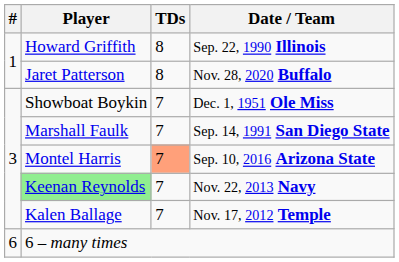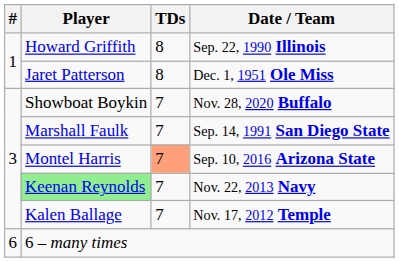(262, 74) Nov. 28, 2020 Buffalo -> (264, 74) Dec. 1, 1951 Ole Miss
(264, 102) Dec. 1, 1951 Ole Miss -> (262, 102) Nov. 28, 2020 Buffalo
